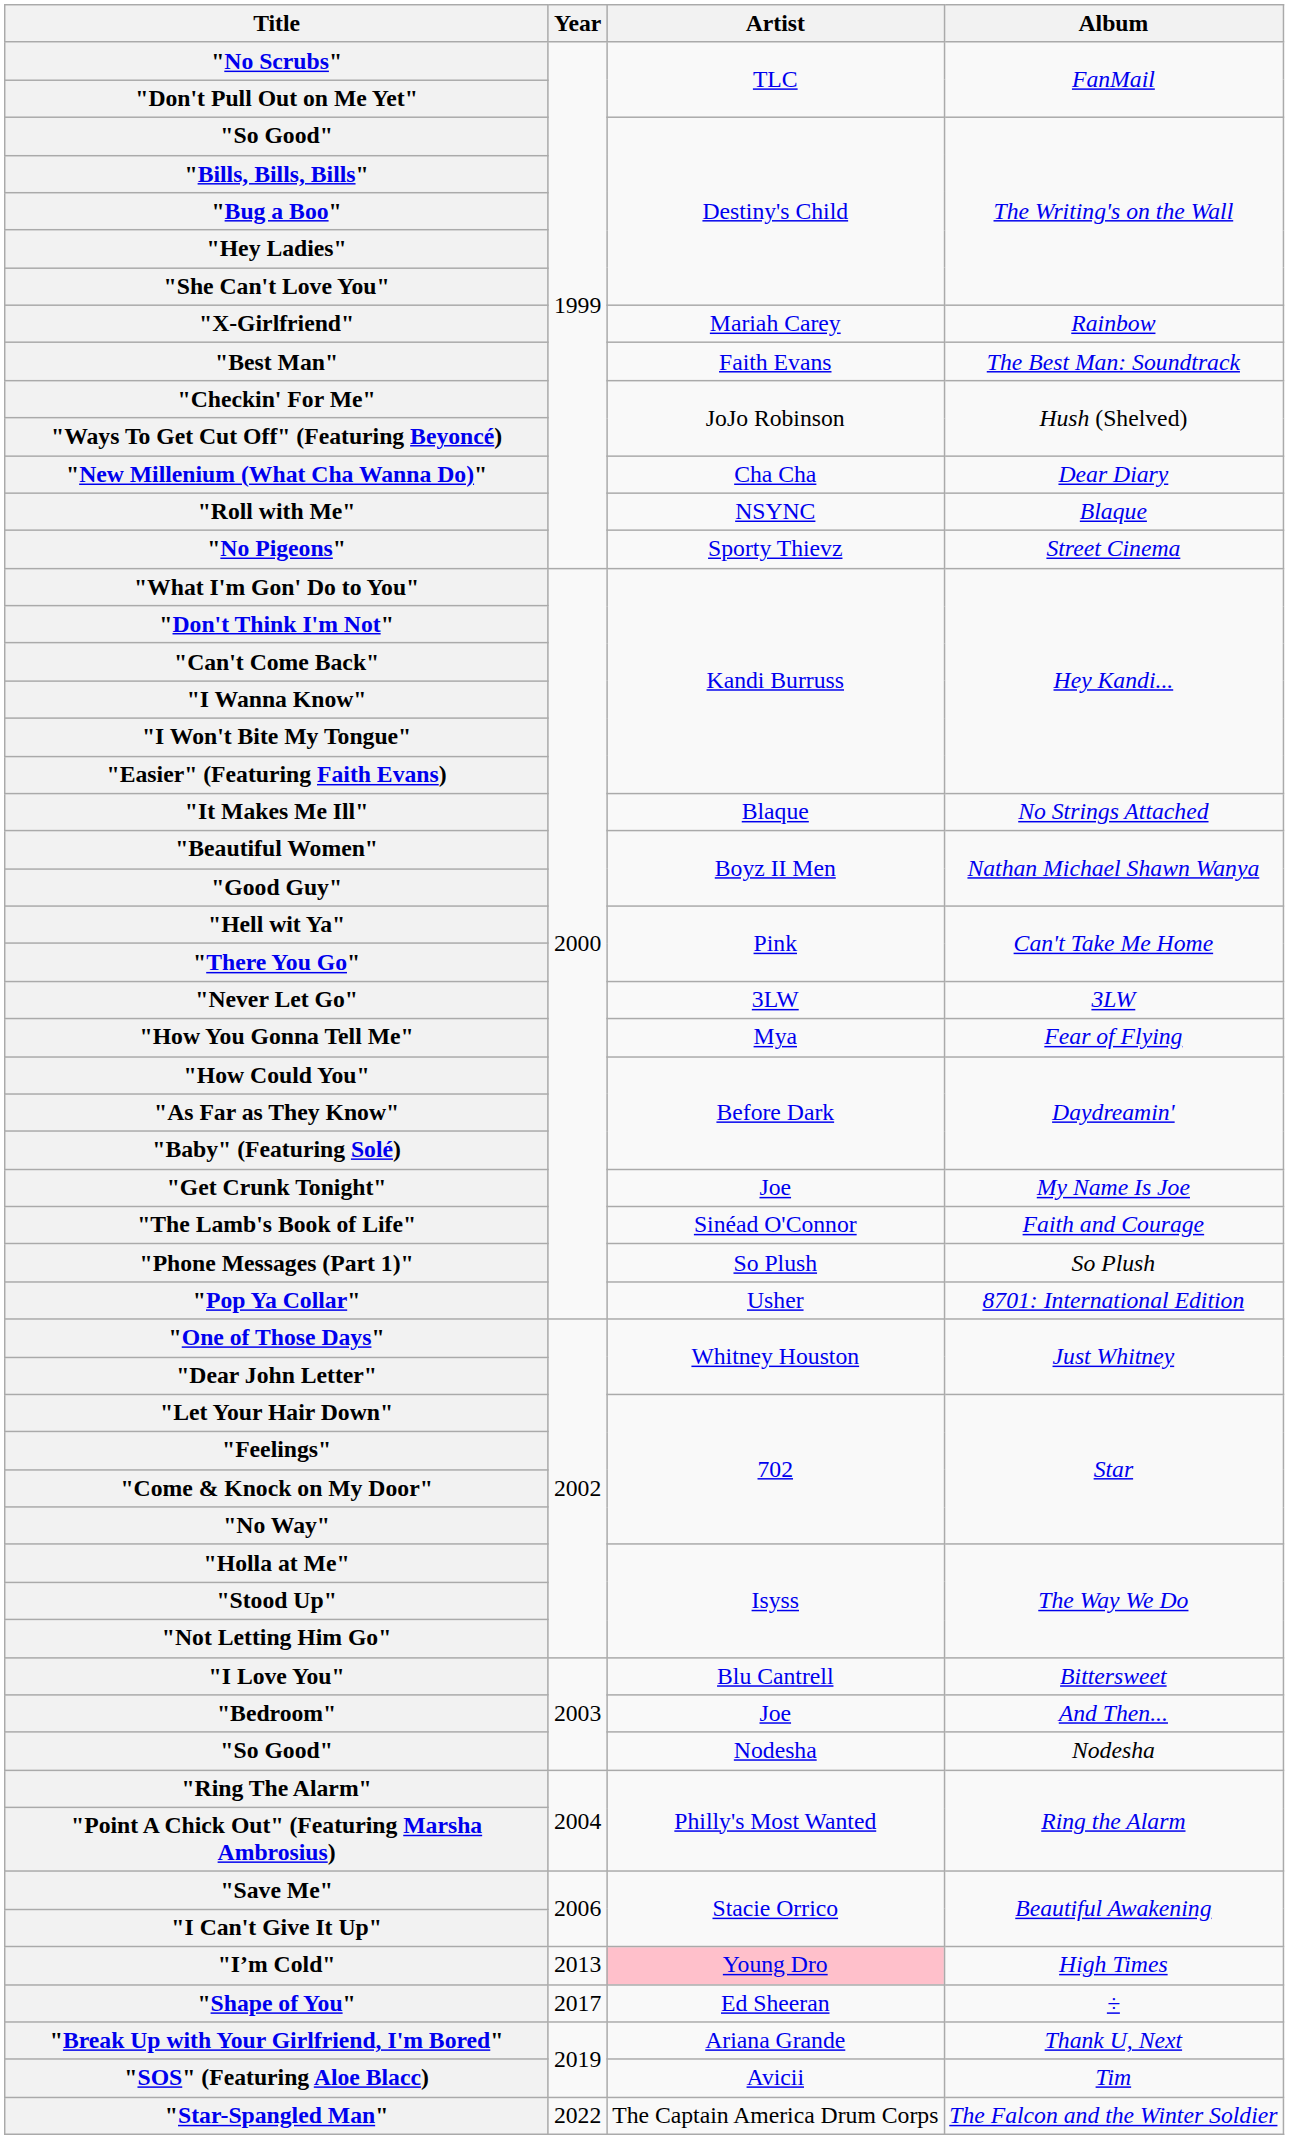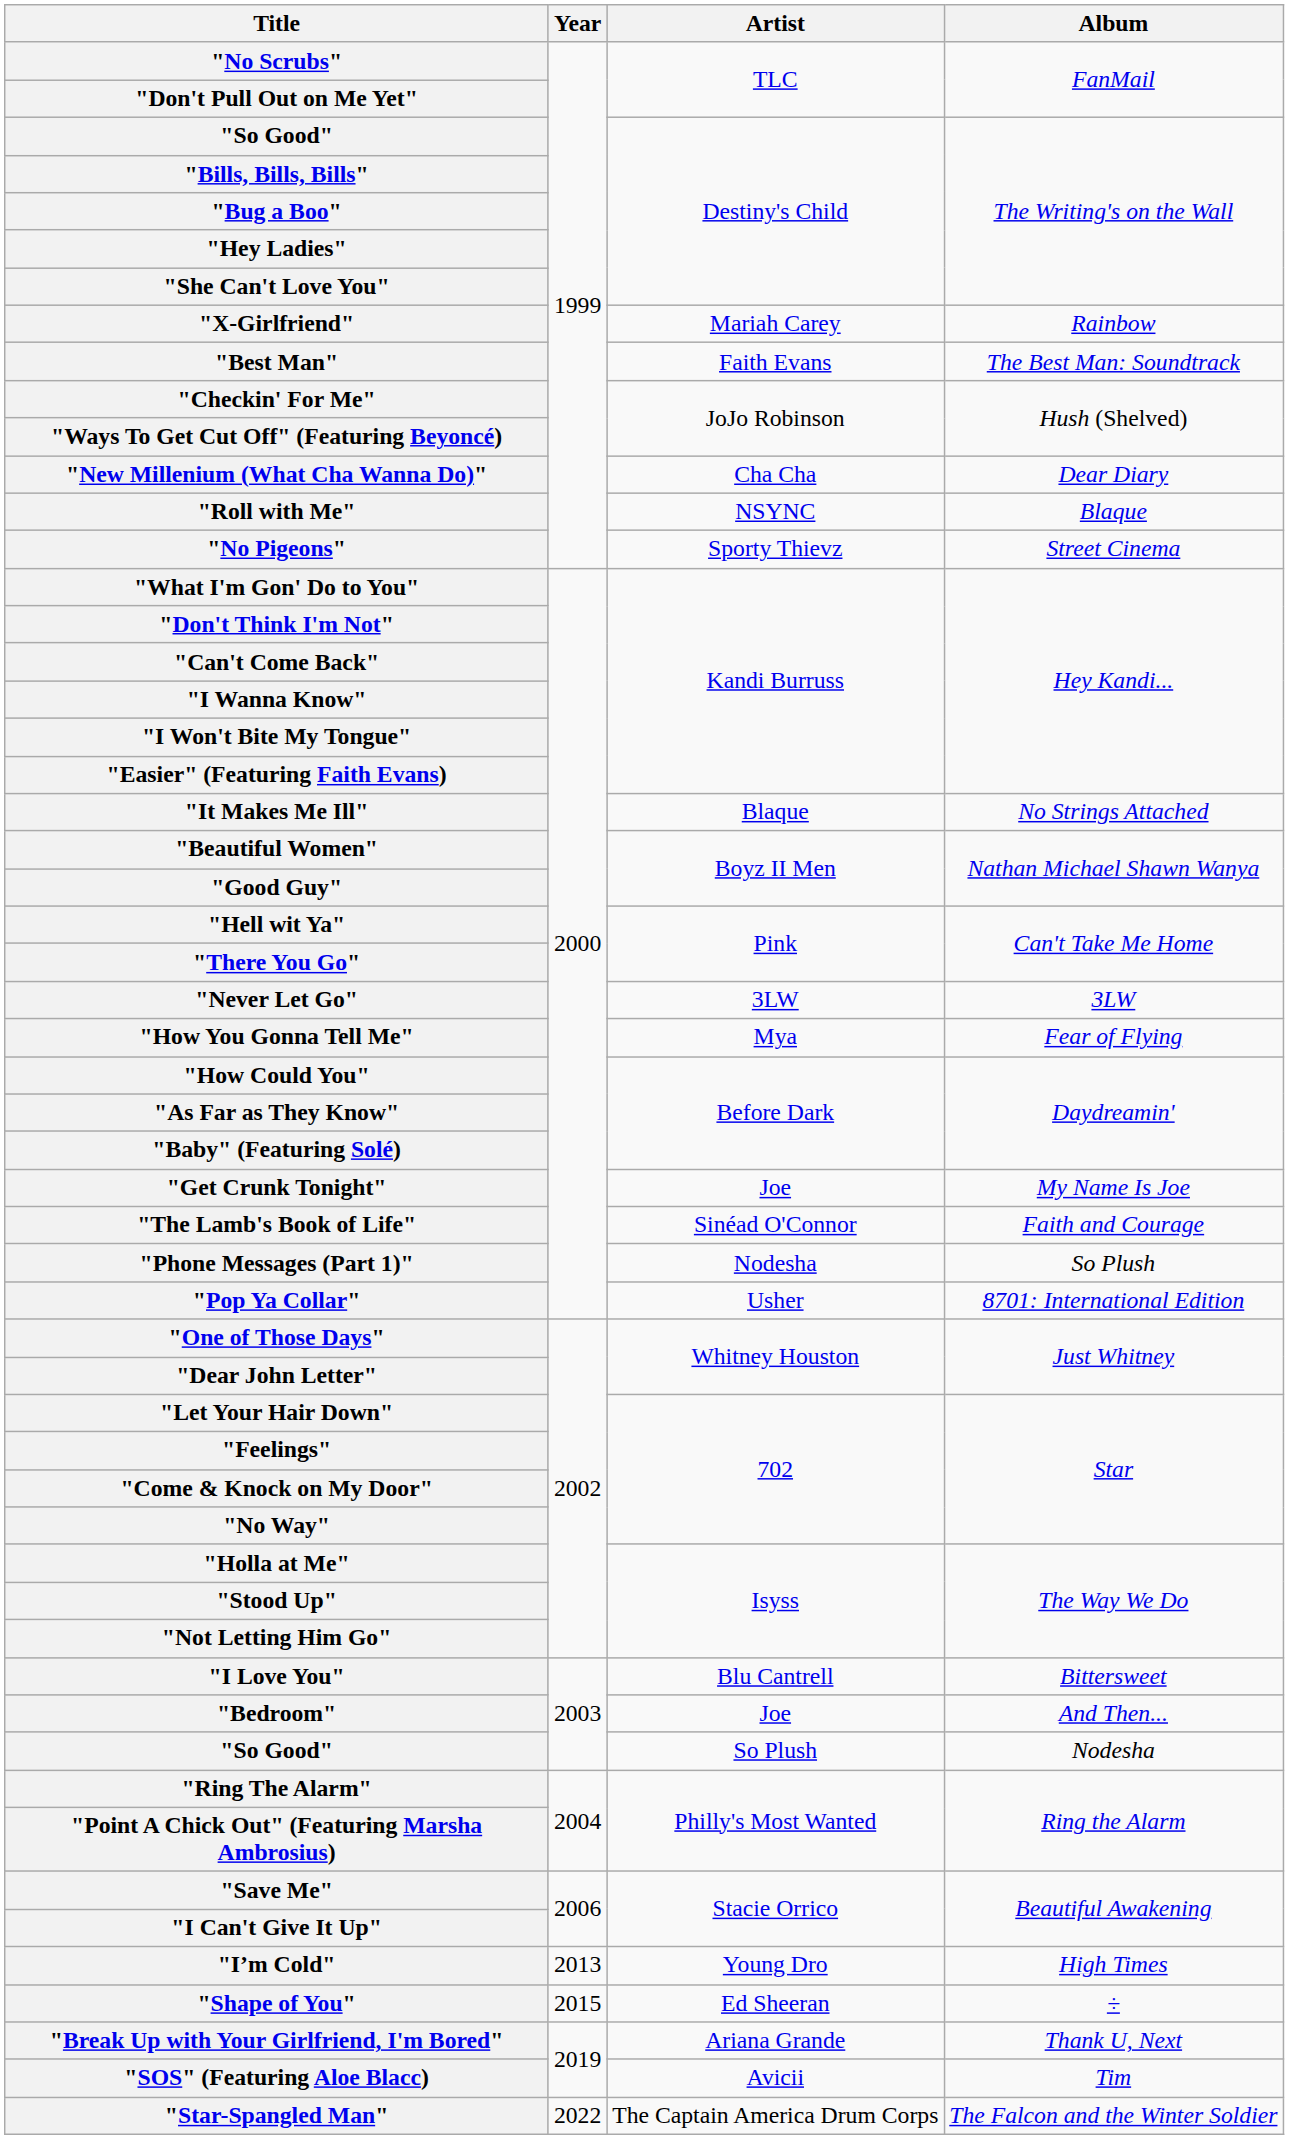(775, 1262) So Plush -> (775, 1262) Nodesha
(775, 1750) Nodesha -> (775, 1750) So Plush
(775, 1965) pink background -> (775, 1965) no background
(578, 2002) 2017 -> (578, 2002) 2015
